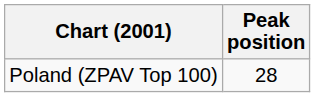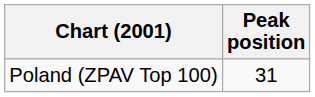(266, 75) 28 -> (266, 75) 31
